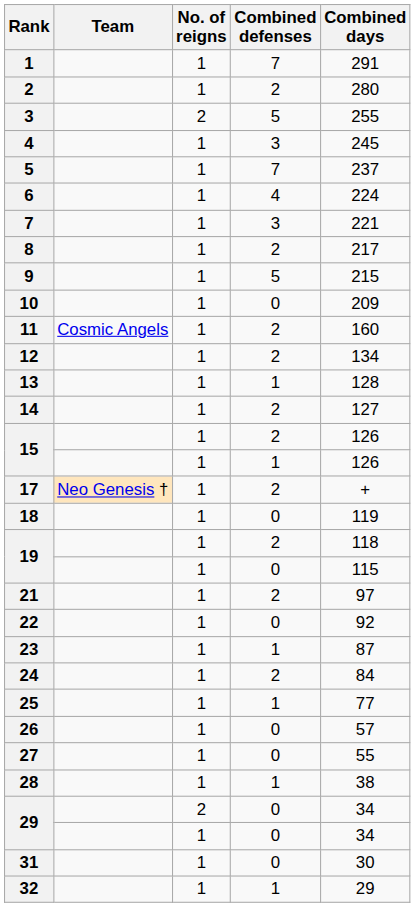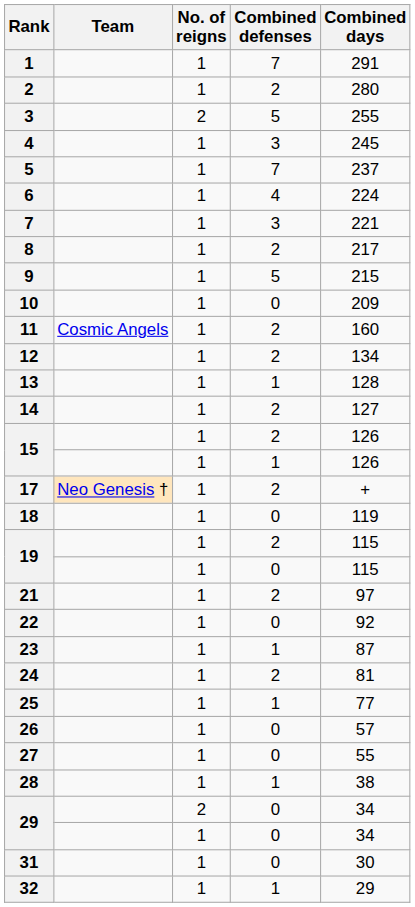(365, 542) 118 -> (365, 542) 115
(365, 676) 84 -> (365, 676) 81
